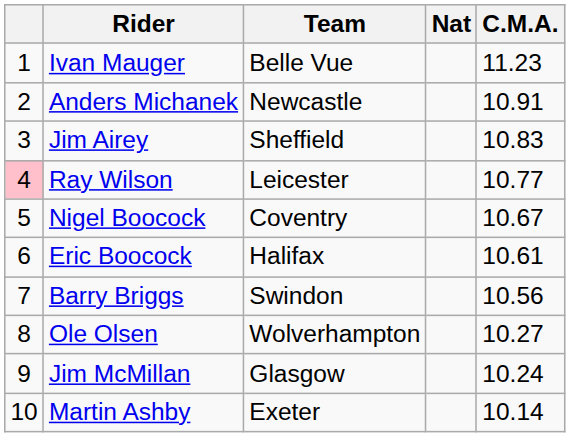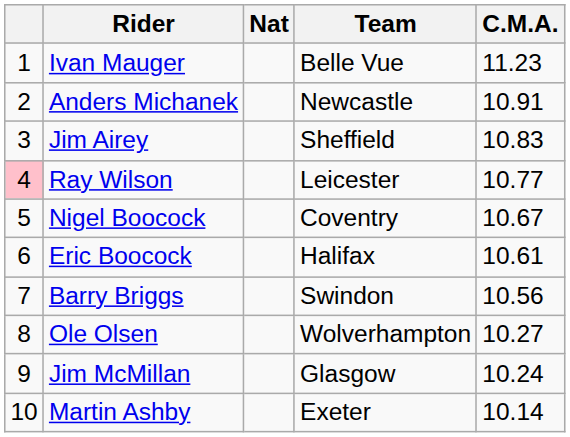columns swapped: (451, 23) <-> (335, 23)
